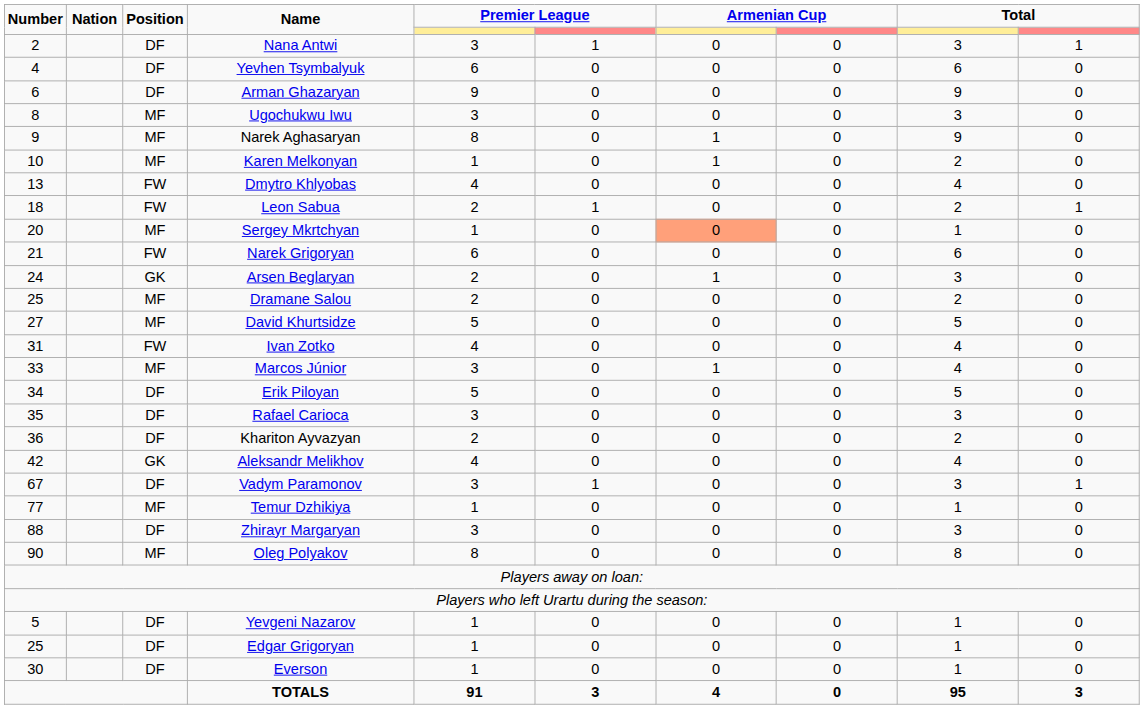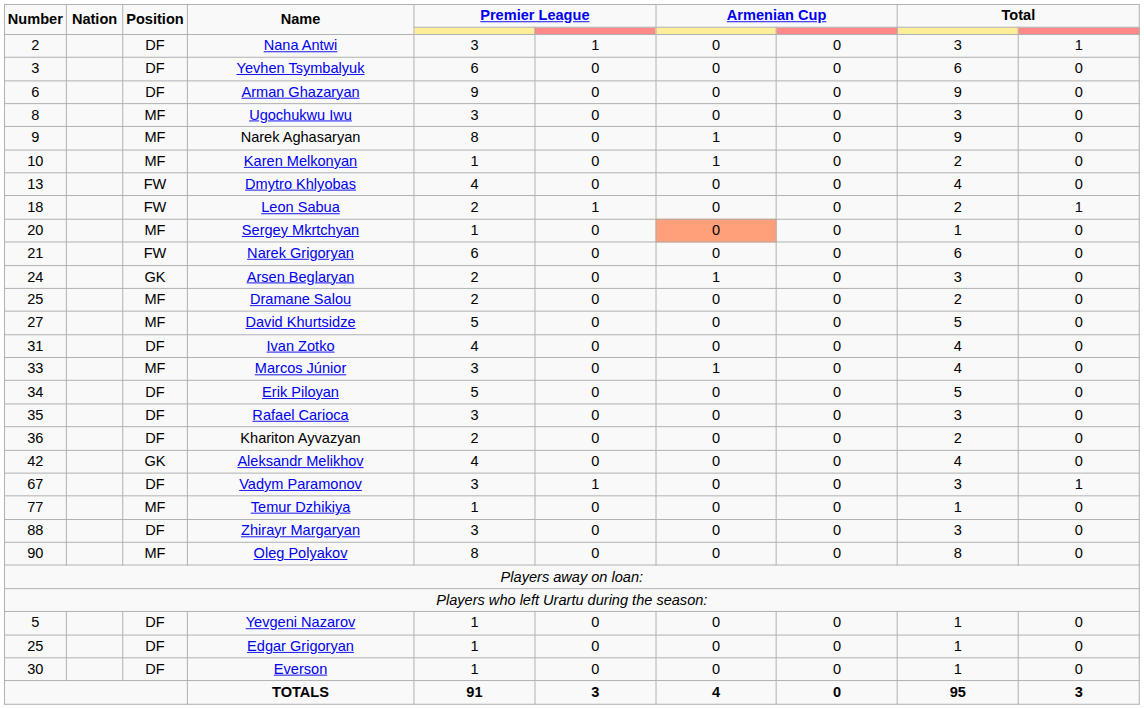(35, 68) 4 -> (35, 68) 3
(155, 346) FW -> (155, 346) DF
